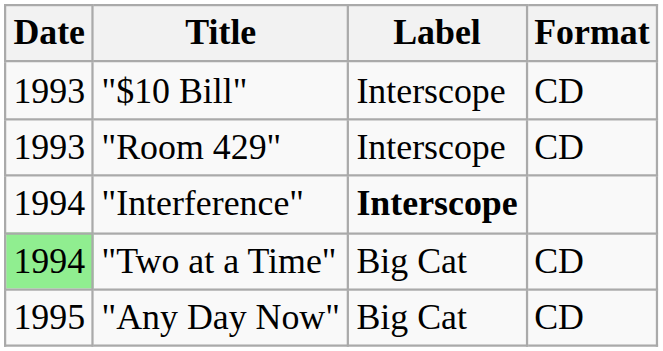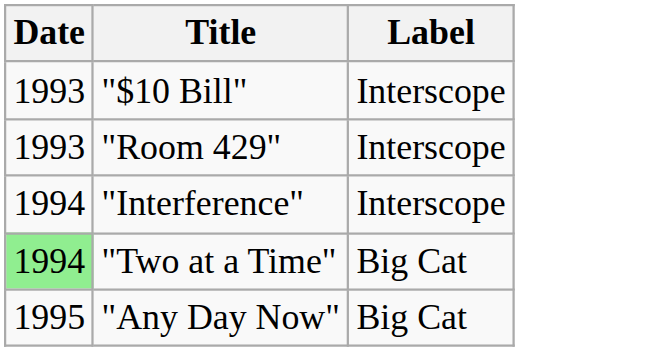- column: (592, 32)
(437, 203) bold -> (431, 203) normal
